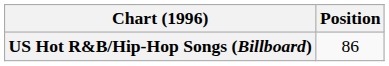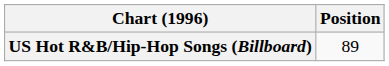(350, 46) 86 -> (350, 46) 89
